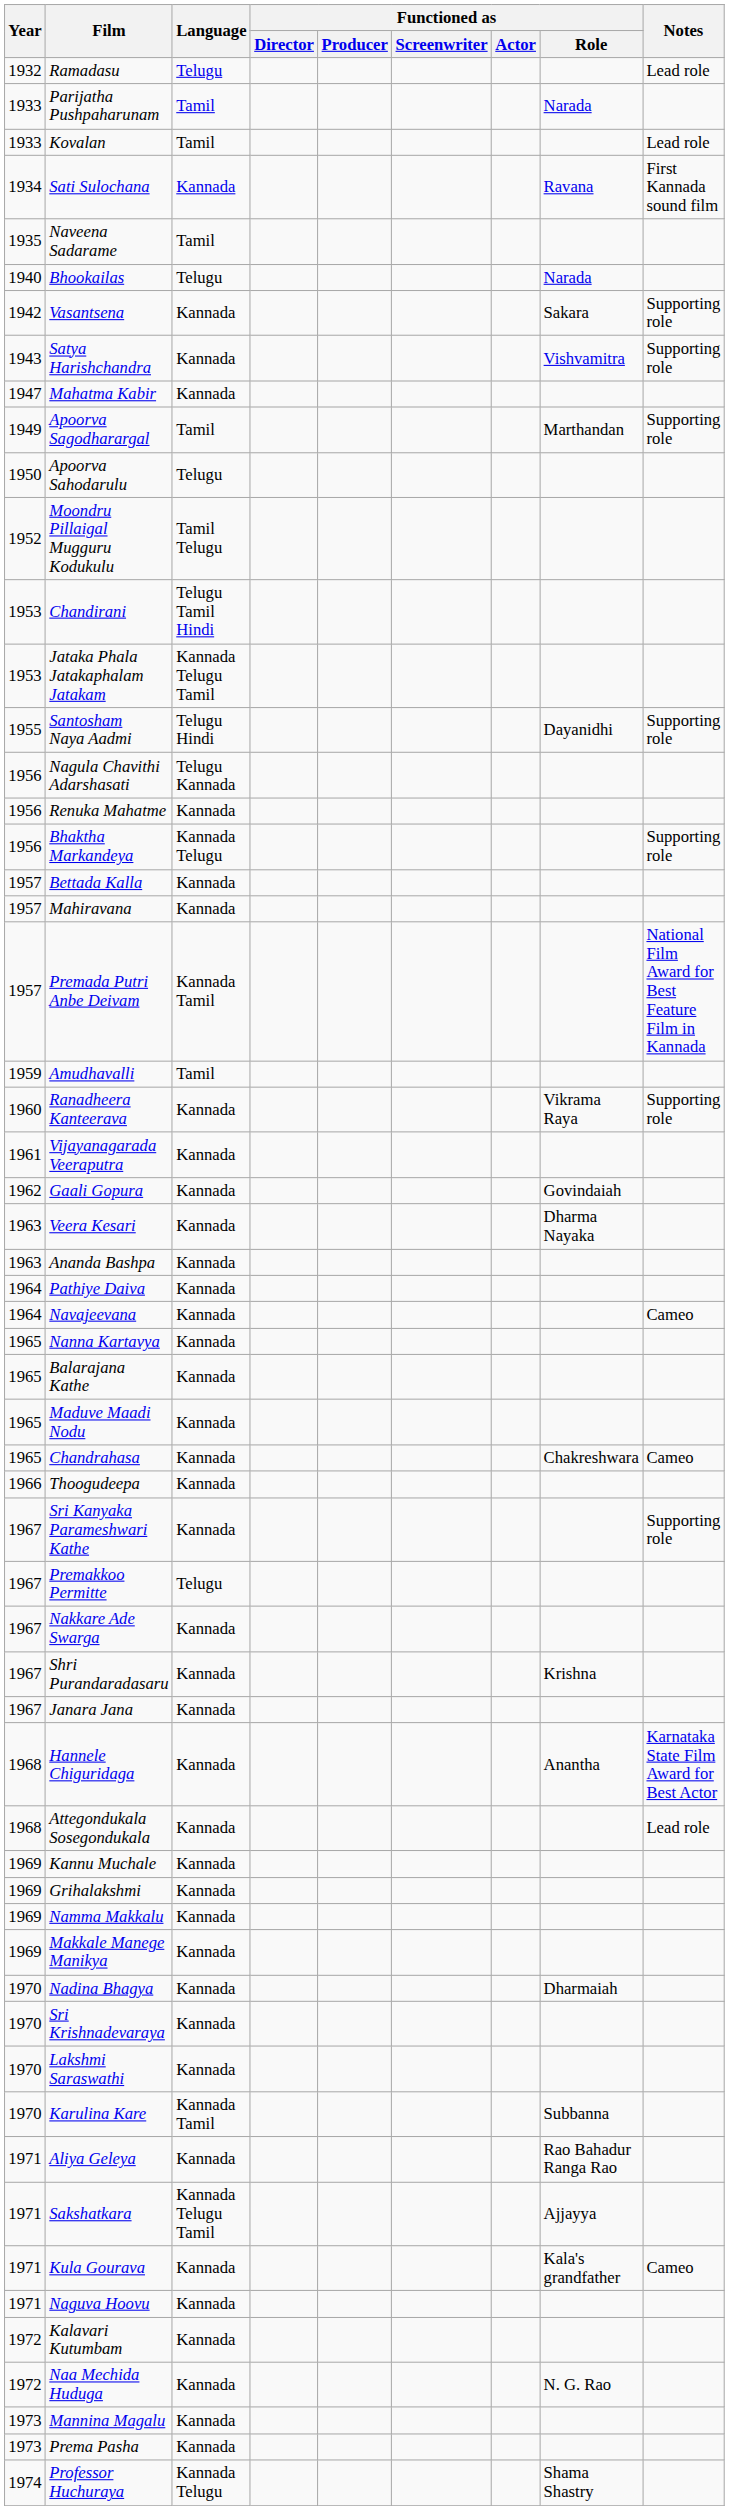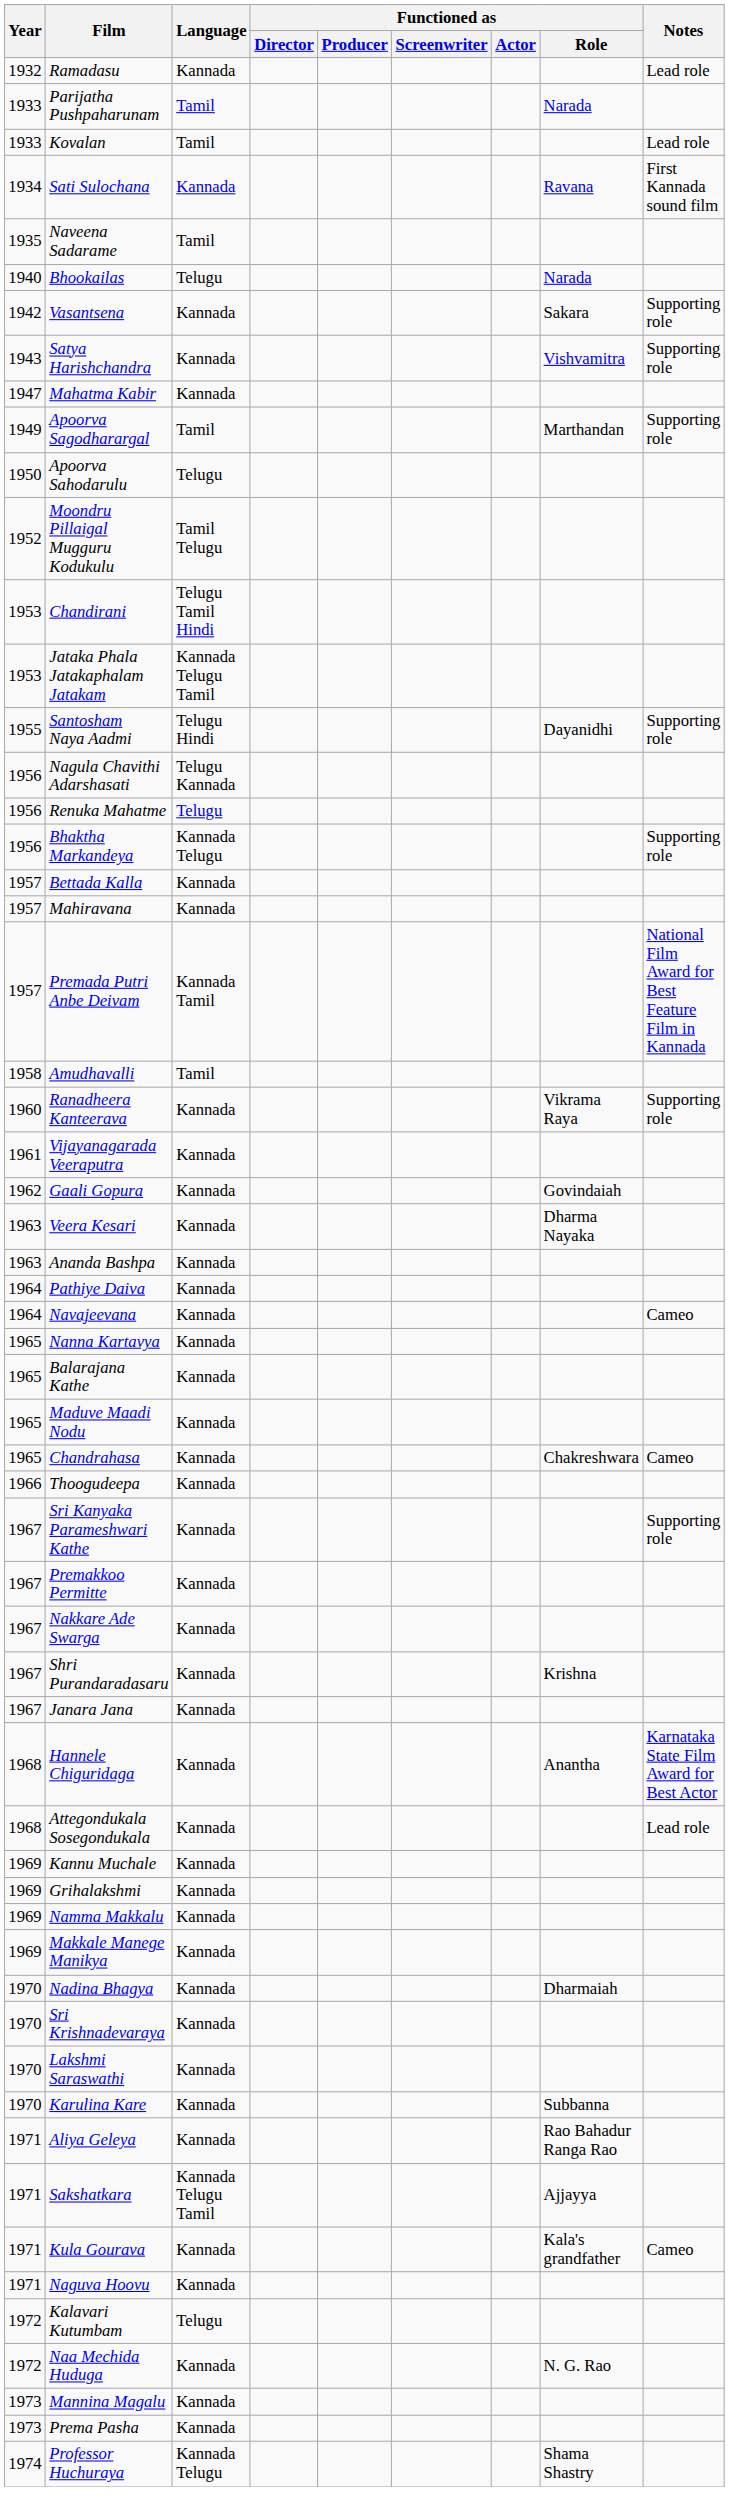(199, 70) Telugu -> (206, 70) Kannada
(206, 810) Kannada -> (199, 810) Telugu
(25, 1073) 1959 -> (25, 1073) 1958
(199, 1583) Telugu -> (206, 1583) Kannada
(206, 2114) Kannada Tamil -> (206, 2104) Kannada
(206, 2339) Kannada -> (199, 2320) Telugu
